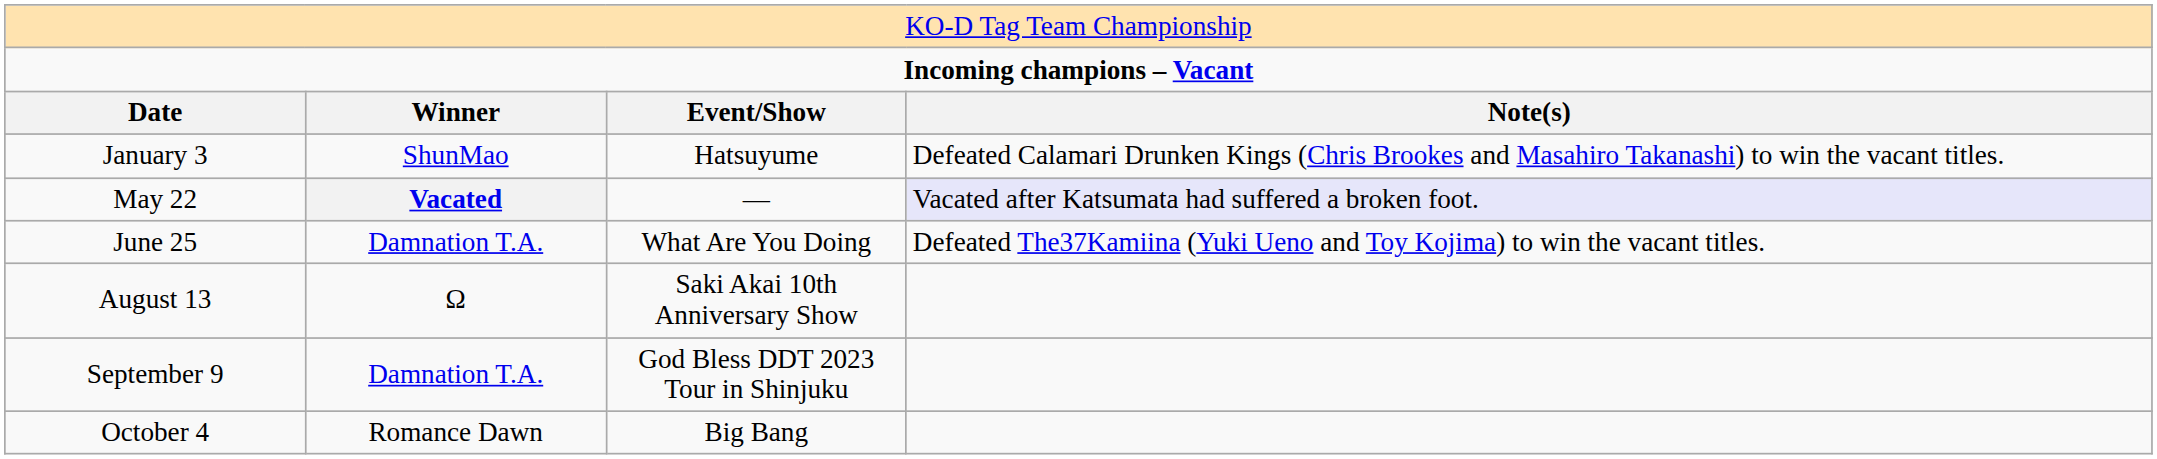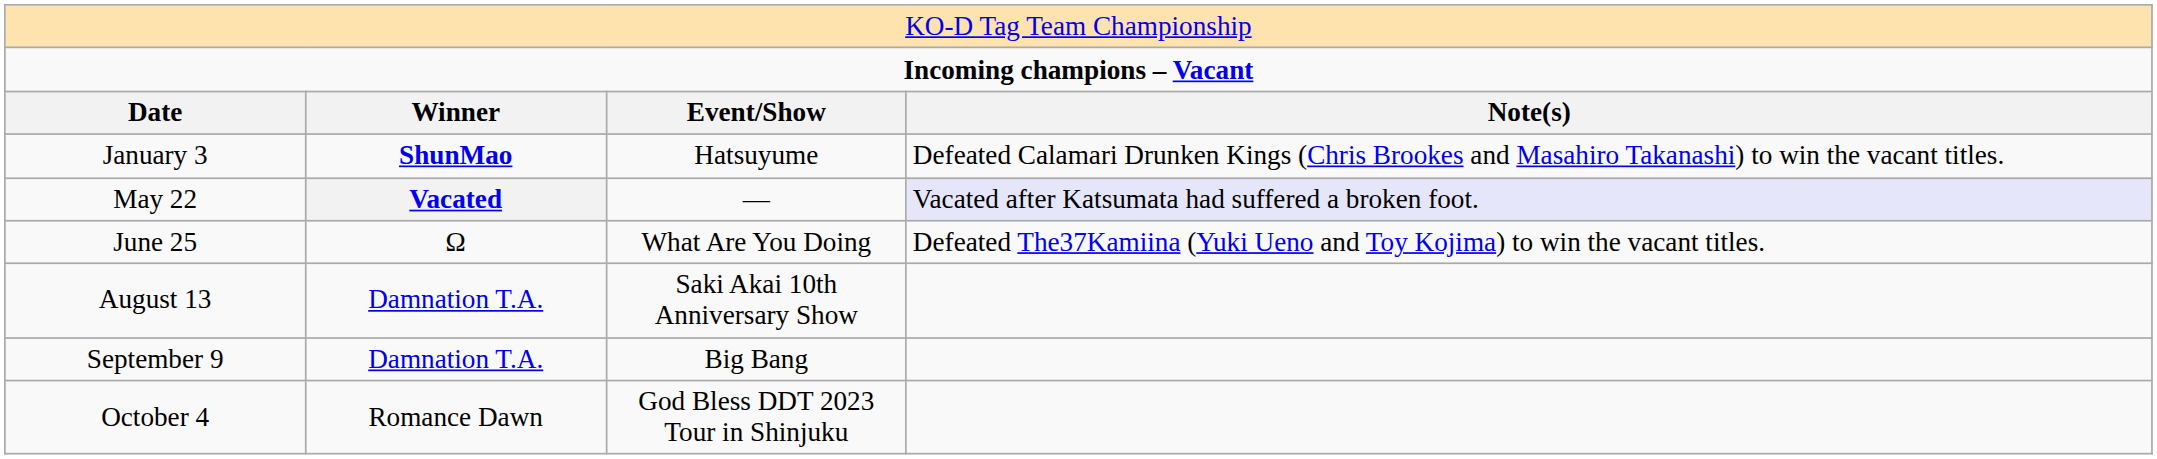(456, 155) normal -> (456, 155) bold
(456, 241) Damnation T.A. -> (456, 241) Ω
(456, 300) Ω -> (456, 300) Damnation T.A.
(756, 373) God Bless DDT 2023 Tour in Shinjuku -> (756, 358) Big Bang
(756, 432) Big Bang -> (756, 417) God Bless DDT 2023 Tour in Shinjuku
